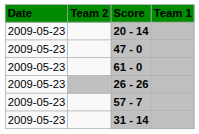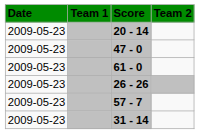columns swapped: (173, 13) <-> (89, 13)
